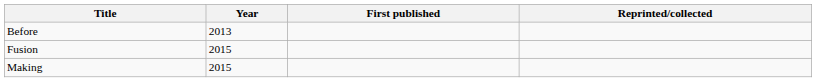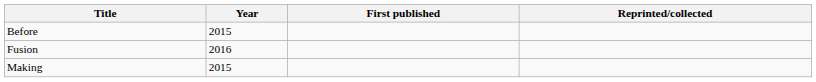(220, 31) 2013 -> (220, 31) 2015
(220, 49) 2015 -> (220, 49) 2016
